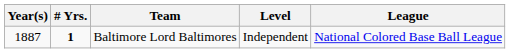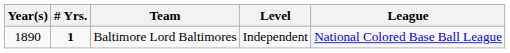(28, 37) 1887 -> (28, 37) 1890
